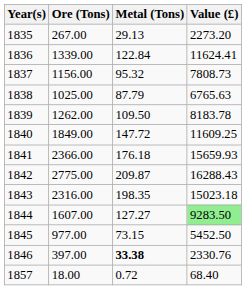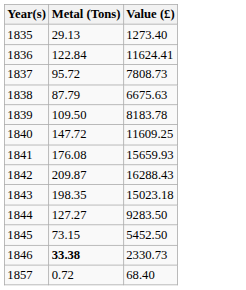- column: (81, 14)
(211, 34) 2273.20 -> (147, 34) 1273.40
(130, 74) 95.32 -> (66, 74) 95.72
(211, 94) 6765.63 -> (147, 94) 6675.63
(133, 154) 176.18 -> (69, 154) 176.08
(211, 214) lightgreen background -> (147, 214) no background
(211, 255) 2330.76 -> (147, 255) 2330.73
